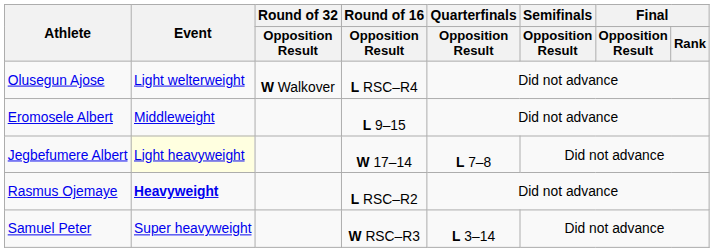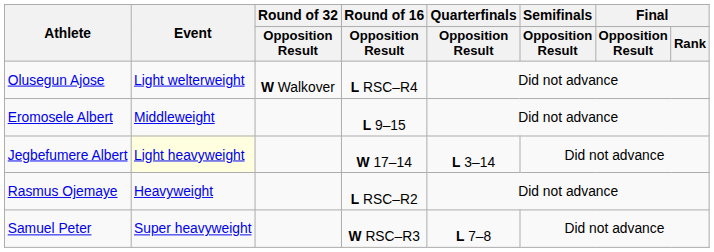(474, 162) L 7–8 -> (474, 162) L 3–14
(176, 192) bold -> (174, 192) normal
(474, 237) L 3–14 -> (474, 237) L 7–8
